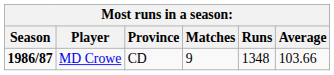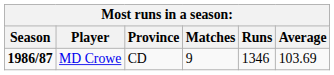(256, 59) 1348 -> (256, 59) 1346
(298, 59) 103.66 -> (298, 59) 103.69
